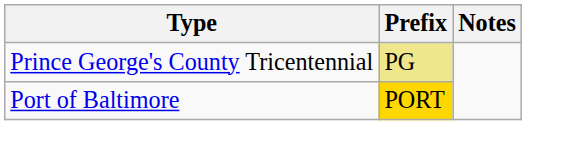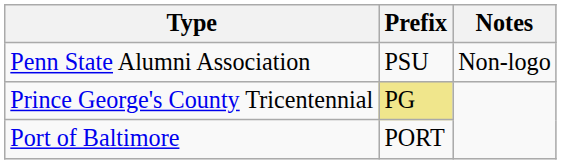+ row: (160, 61)
(415, 100) gold background -> (415, 138) no background
